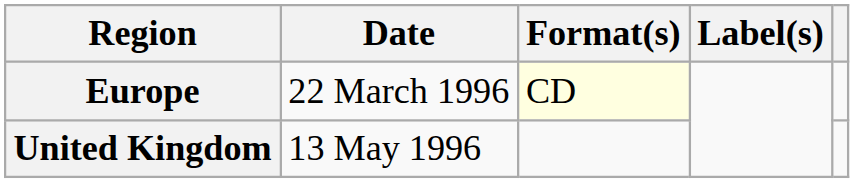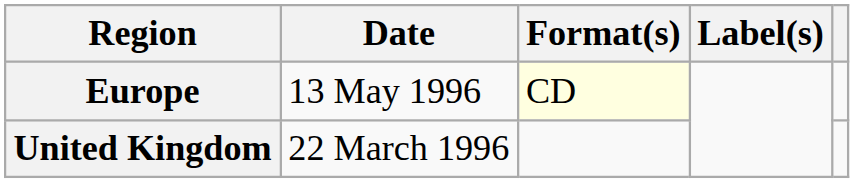(399, 90) 22 March 1996 -> (385, 90) 13 May 1996
(385, 147) 13 May 1996 -> (399, 147) 22 March 1996
